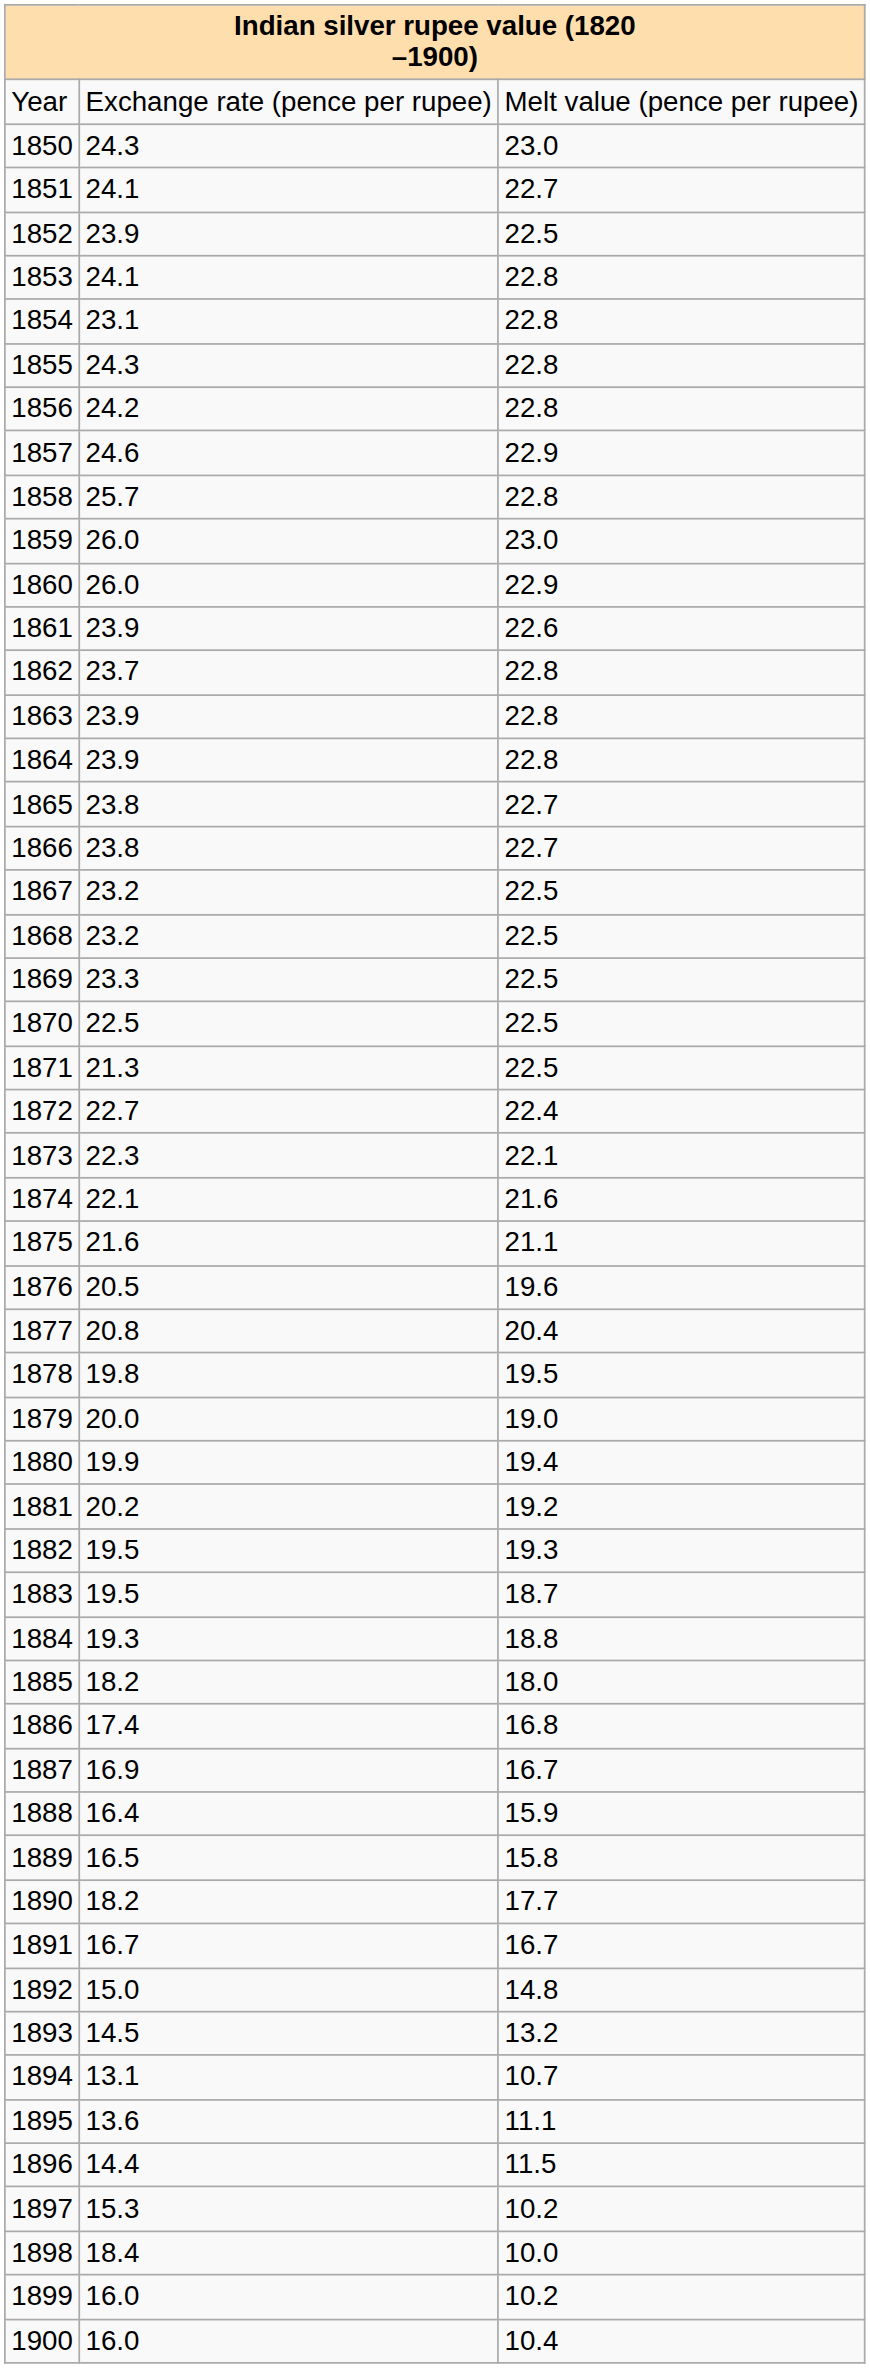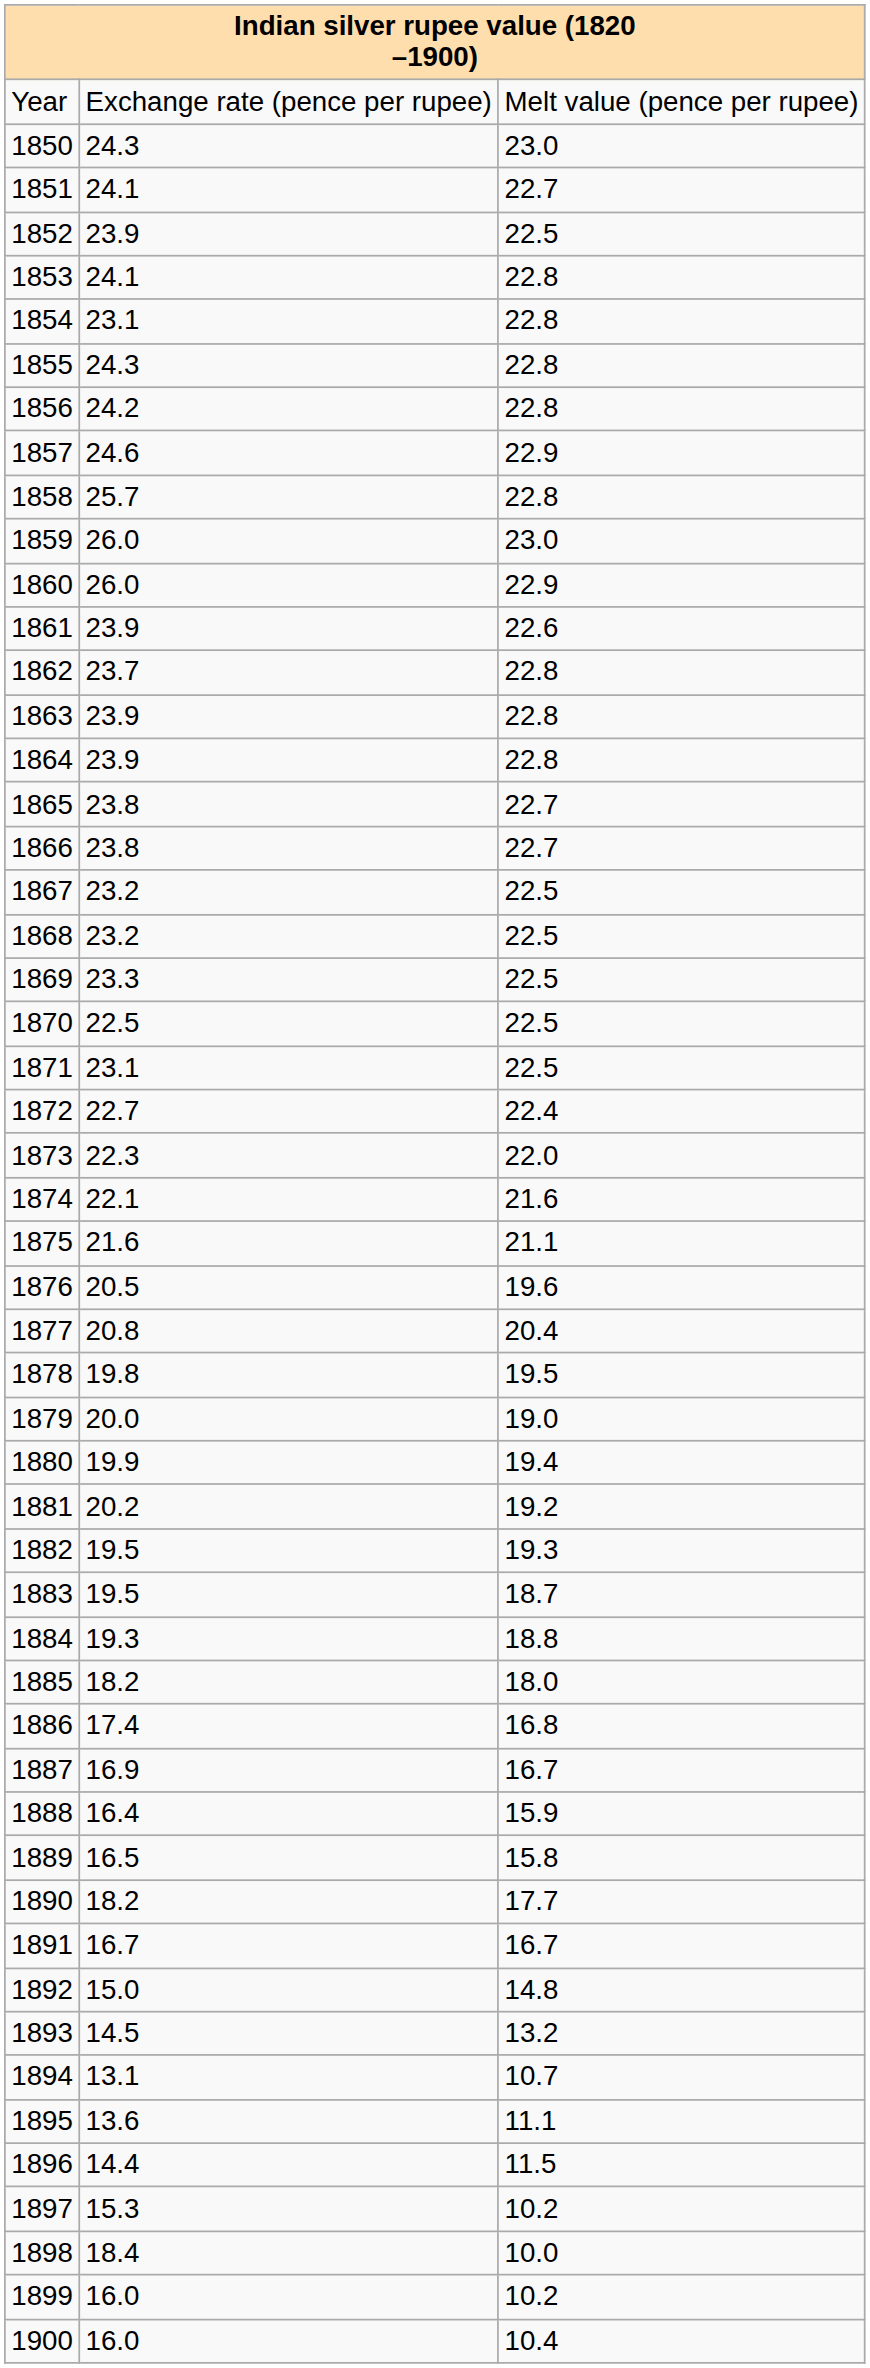(113, 1067) 21.3 -> (113, 1067) 23.1
(532, 1155) 22.1 -> (532, 1155) 22.0
